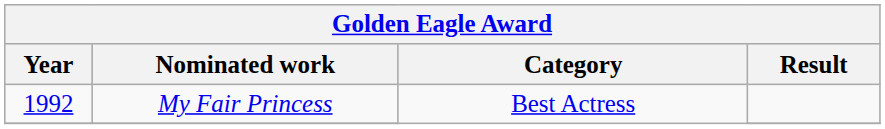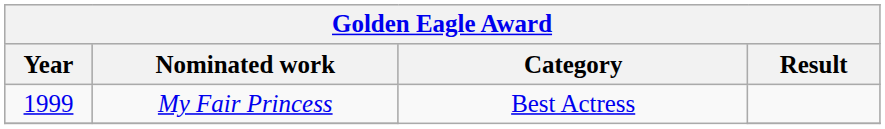(48, 103) 1992 -> (48, 103) 1999
